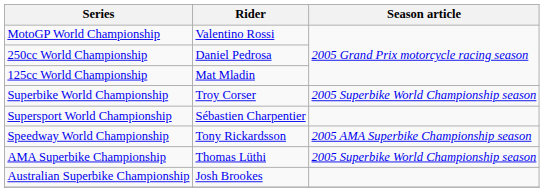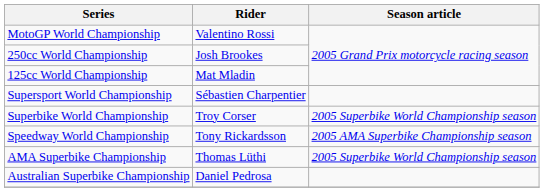(234, 55) Daniel Pedrosa -> (229, 55) Josh Brookes
rows swapped: (88, 95) <-> (90, 116)
(229, 177) Josh Brookes -> (234, 177) Daniel Pedrosa
